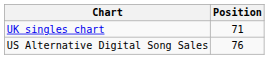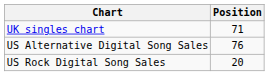+ row: (86, 62)
